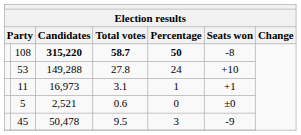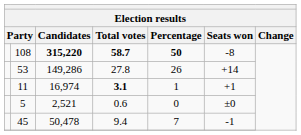(64, 69) 149,288 -> (64, 69) 149,286
(176, 69) 24 -> (176, 69) 26
(230, 69) +10 -> (230, 69) +14
(64, 87) 16,973 -> (64, 87) 16,974
(120, 87) normal -> (120, 87) bold
(120, 121) 9.5 -> (120, 121) 9.4
(176, 121) 3 -> (176, 121) 7
(230, 121) -9 -> (230, 121) -1
